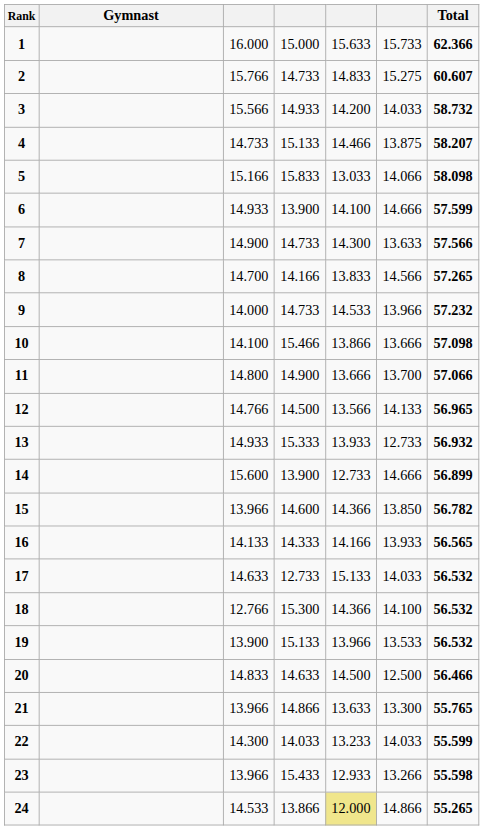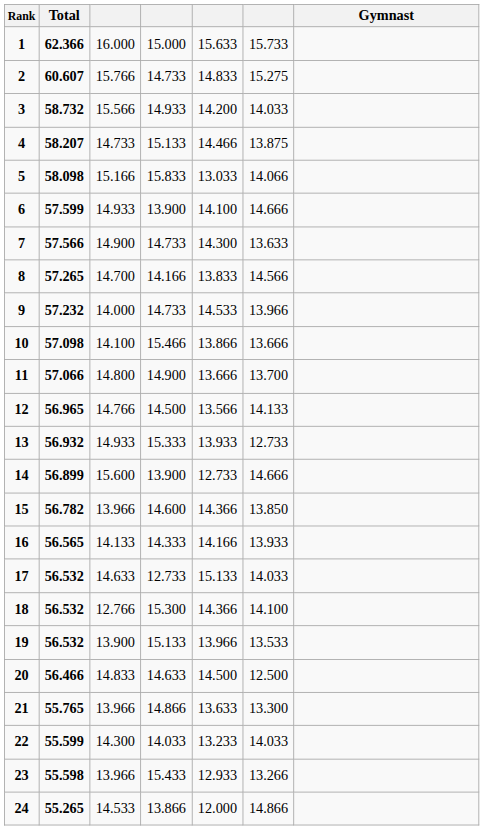columns swapped: (131, 15) <-> (453, 15)
(351, 808) khaki background -> (217, 808) no background
